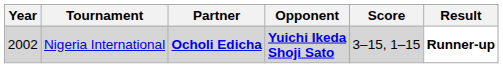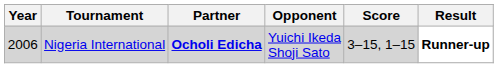(23, 44) 2002 -> (23, 44) 2006
(307, 44) bold -> (305, 44) normal
